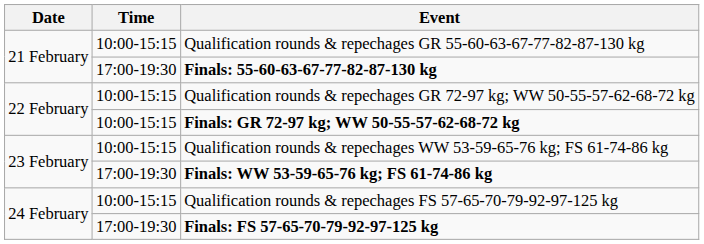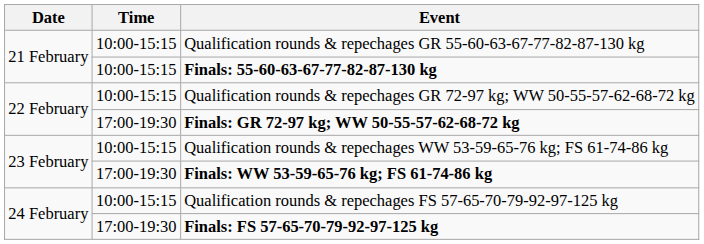(136, 69) 17:00-19:30 -> (136, 69) 10:00-15:15
(136, 122) 10:00-15:15 -> (136, 122) 17:00-19:30
